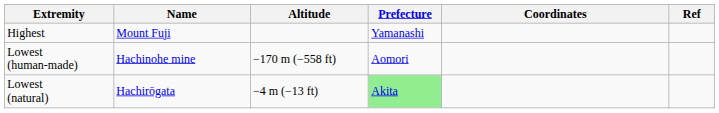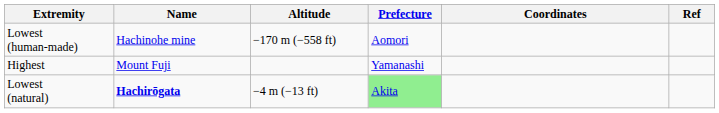rows swapped: (26, 33) <-> (42, 58)
(146, 91) normal -> (148, 91) bold
